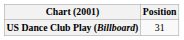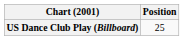(160, 27) 31 -> (160, 27) 25
